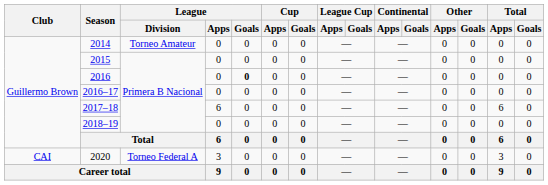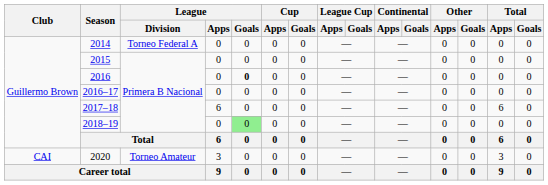(163, 44) Torneo Amateur -> (163, 44) Torneo Federal A
(247, 124) no background -> (247, 124) lightgreen background
(163, 156) Torneo Federal A -> (163, 156) Torneo Amateur
